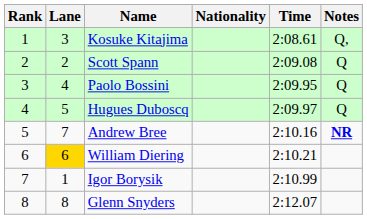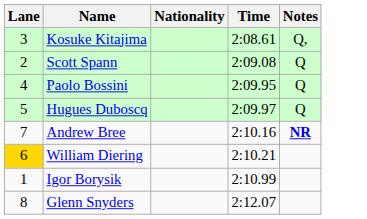- column: (25, 16)
